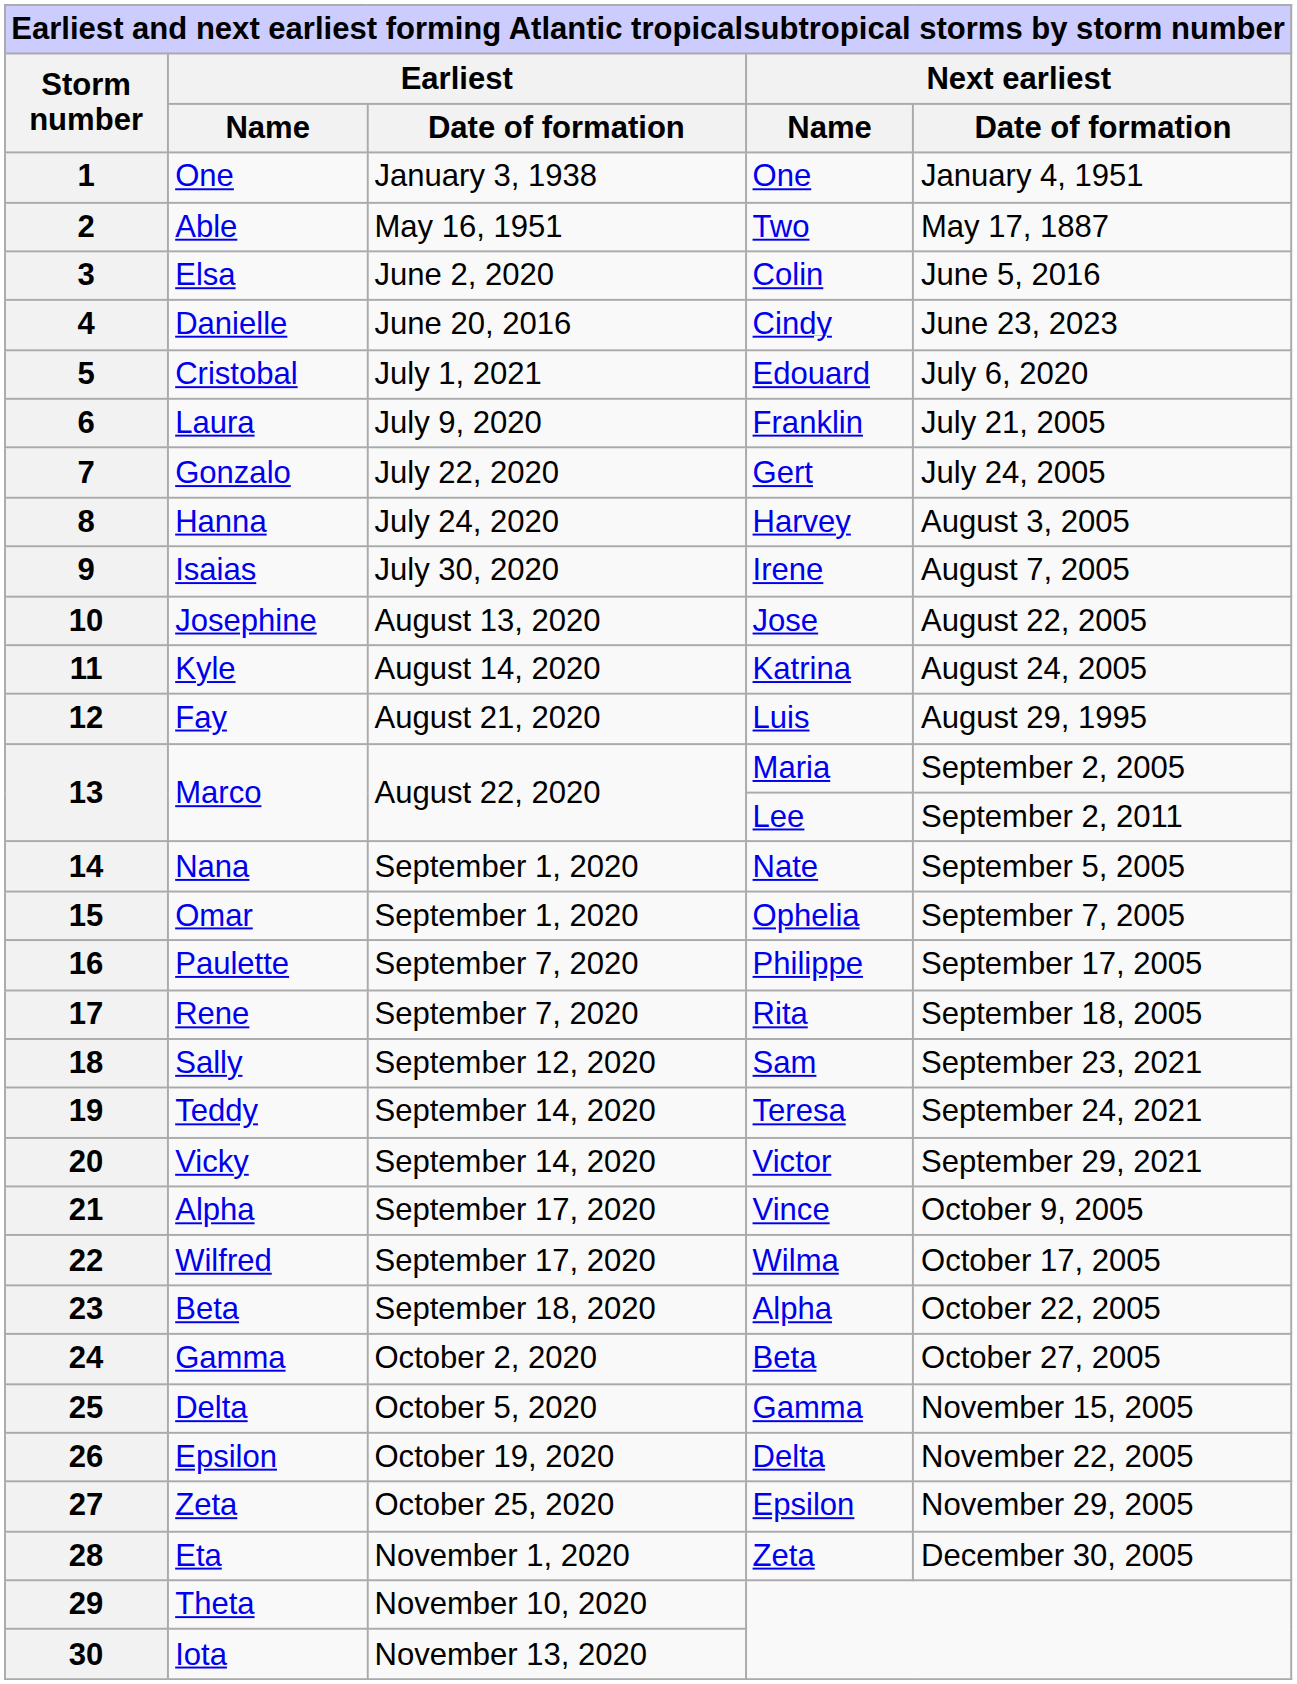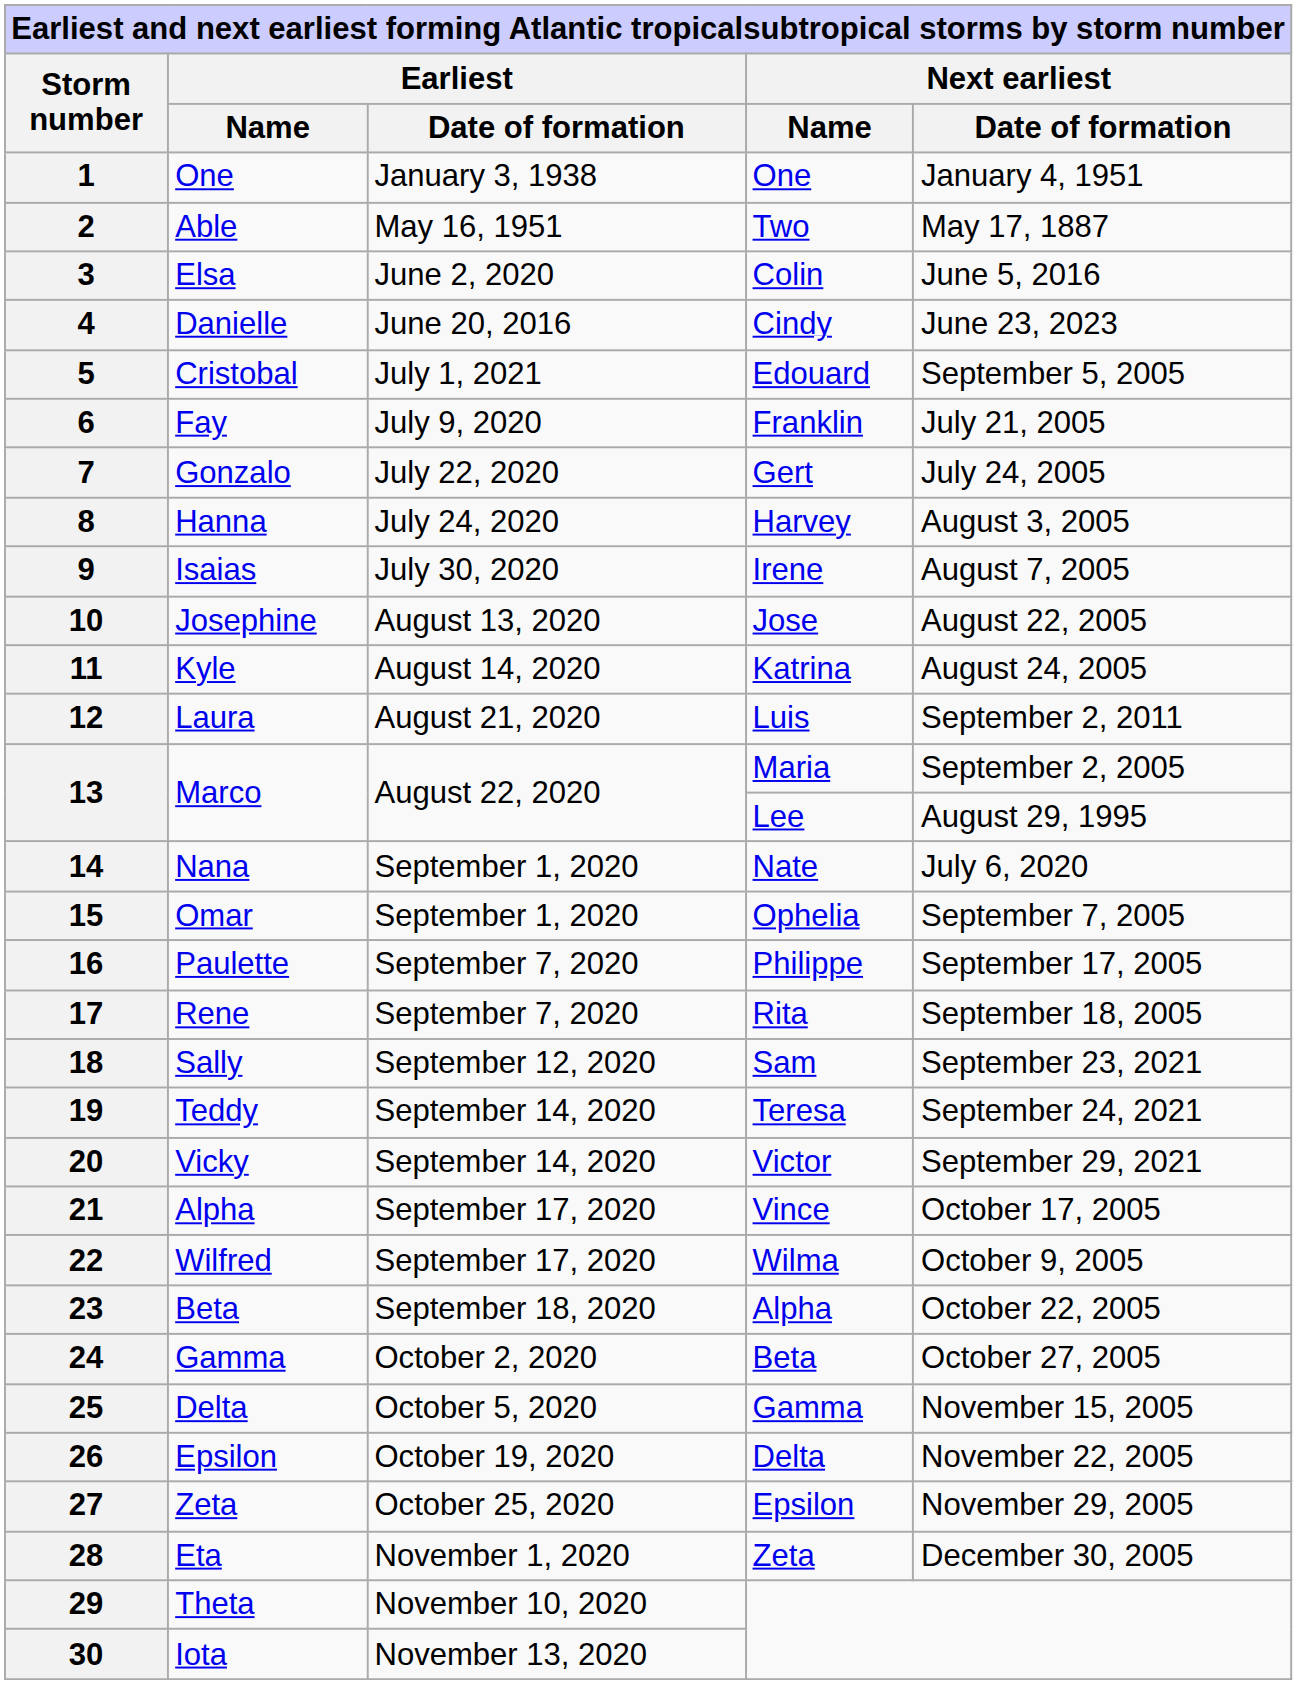(1005, 373) July 6, 2020 -> (1053, 373) September 5, 2005
(215, 422) Laura -> (201, 422) Fay
(201, 718) Fay -> (215, 718) Laura
(1034, 718) August 29, 1995 -> (1052, 718) September 2, 2011
(1052, 816) September 2, 2011 -> (1034, 816) August 29, 1995
(1053, 865) September 5, 2005 -> (1005, 865) July 6, 2020
(1032, 1210) October 9, 2005 -> (1041, 1210) October 17, 2005
(1041, 1259) October 17, 2005 -> (1032, 1259) October 9, 2005
